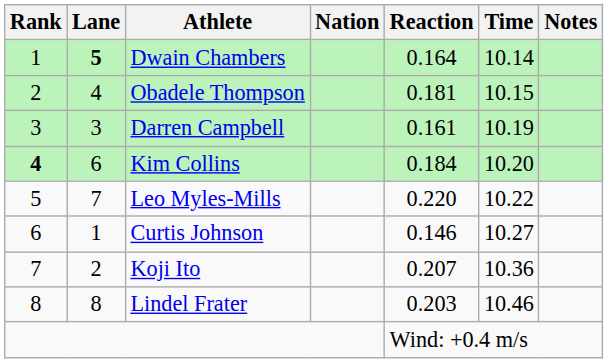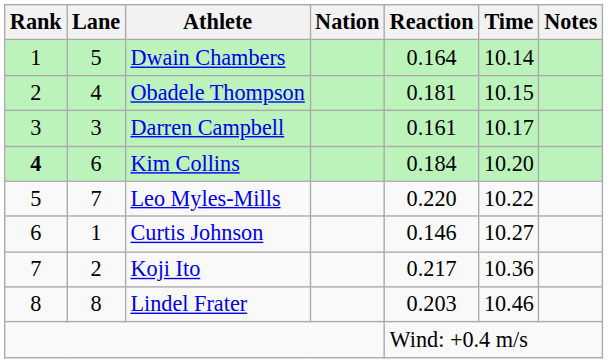(96, 57) bold -> (96, 57) normal
(509, 127) 10.19 -> (509, 127) 10.17
(432, 269) 0.207 -> (432, 269) 0.217
